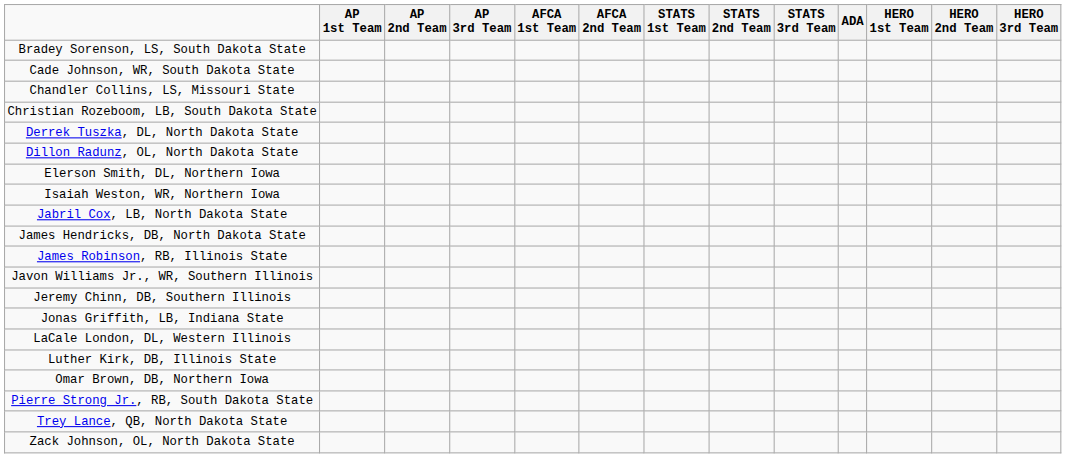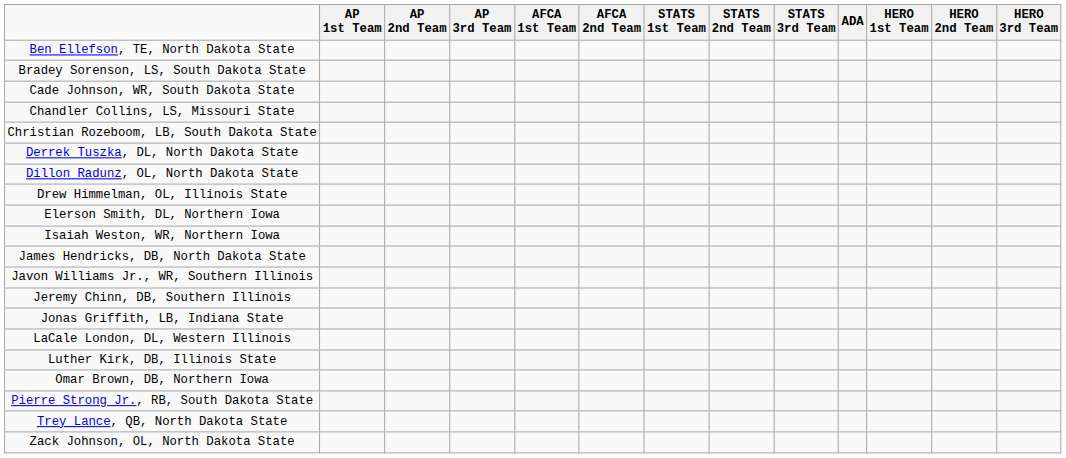+ row: (162, 50)
+ row: (162, 194)
- row: (162, 215)
- row: (162, 256)
